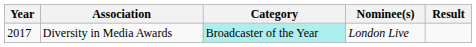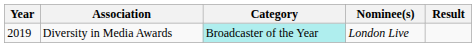(19, 33) 2017 -> (19, 33) 2019
